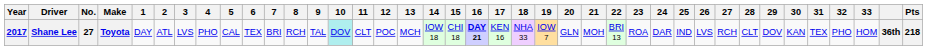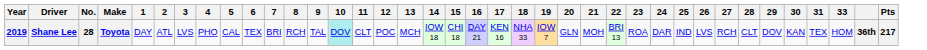- column: (842, 12)
(17, 32) 2017 -> (17, 32) 2019
(89, 32) 27 -> (89, 32) 28
(477, 32) bold -> (477, 32) normal
(912, 32) 218 -> (888, 32) 217
